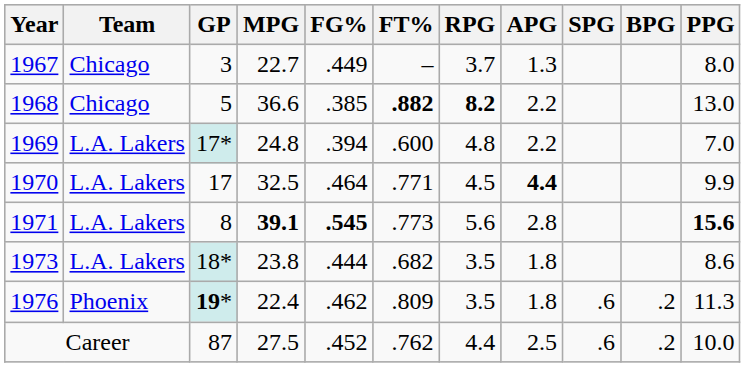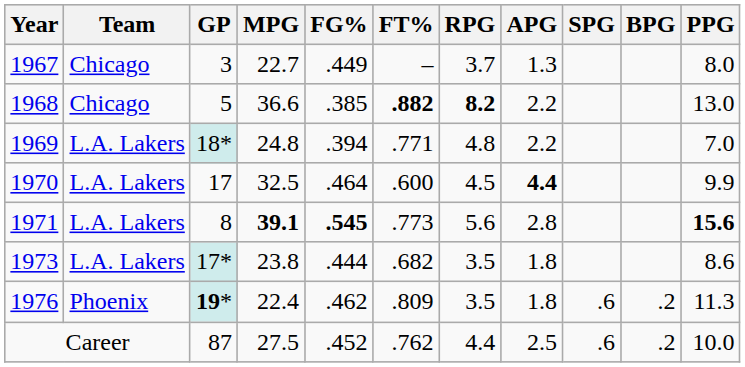(214, 143) 17* -> (214, 143) 18*
(412, 143) .600 -> (412, 143) .771
(412, 182) .771 -> (412, 182) .600
(214, 262) 18* -> (214, 262) 17*
